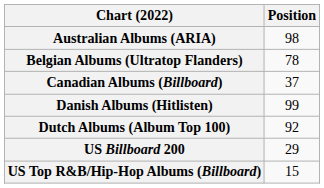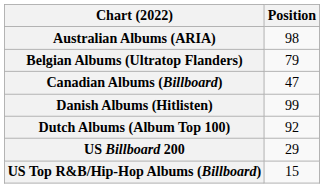(292, 60) 78 -> (292, 60) 79
(292, 82) 37 -> (292, 82) 47
